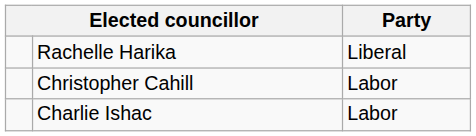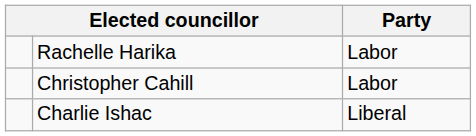(377, 51) Liberal -> (372, 51) Labor
(372, 114) Labor -> (377, 114) Liberal
